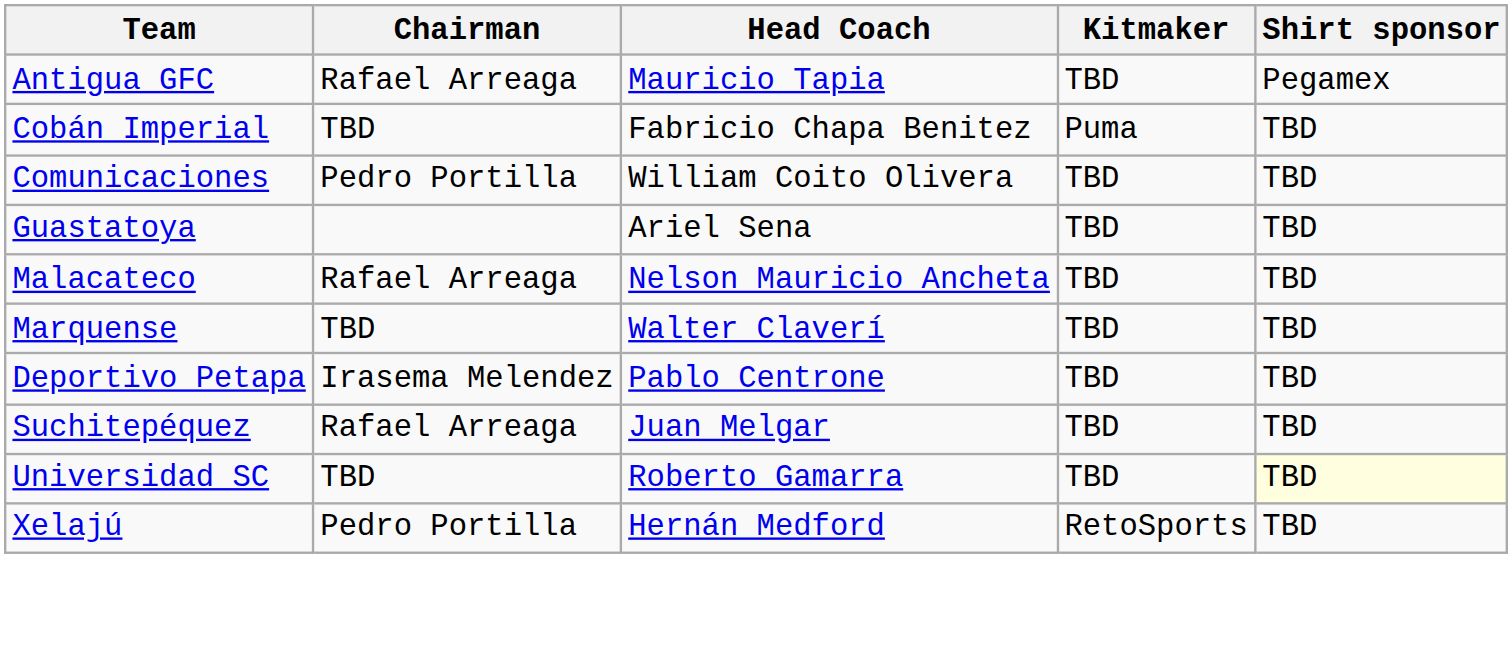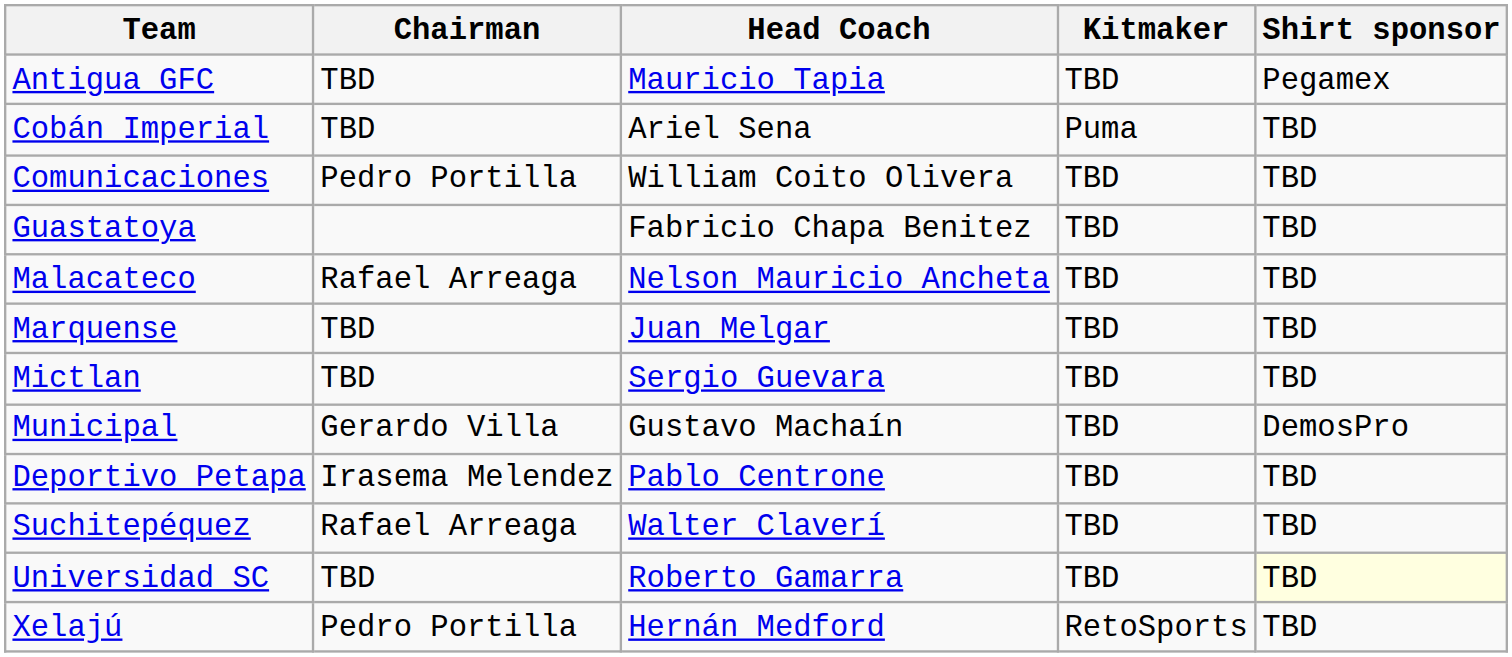(449, 80) Rafael Arreaga -> (348, 80) TBD
(830, 130) Fabricio Chapa Benitez -> (720, 130) Ariel Sena
(720, 229) Ariel Sena -> (830, 229) Fabricio Chapa Benitez
(757, 329) Walter Claverí -> (729, 329) Juan Melgar
+ row: (77, 379)
+ row: (95, 428)
(729, 428) Juan Melgar -> (757, 528) Walter Claverí
